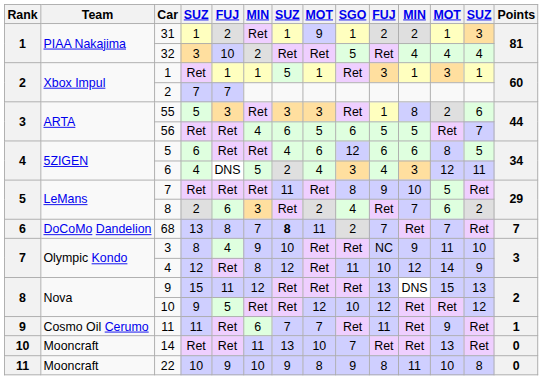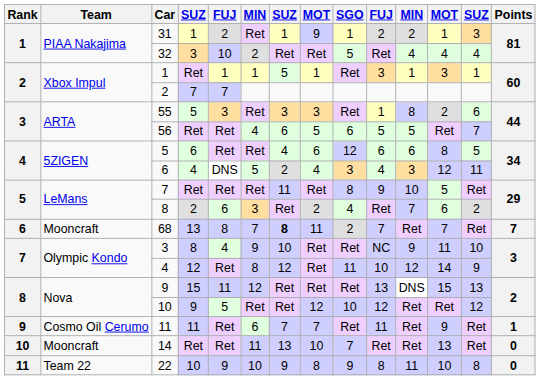(97, 228) DoCoMo Dandelion -> (71, 228) Mooncraft
(71, 365) Mooncraft -> (67, 365) Team 22
